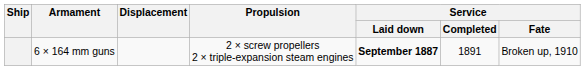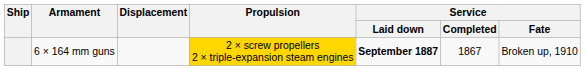(273, 51) no background -> (273, 51) gold background
(470, 51) 1891 -> (470, 51) 1867
